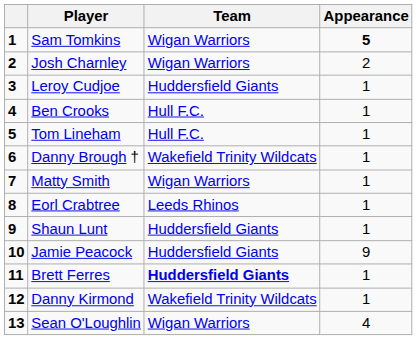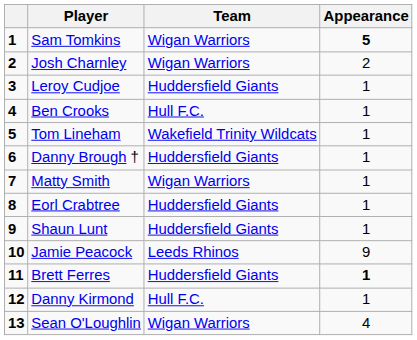(176, 134) Hull F.C. -> (232, 134) Wakefield Trinity Wildcats
(232, 157) Wakefield Trinity Wildcats -> (213, 157) Huddersfield Giants
(193, 205) Leeds Rhinos -> (213, 205) Huddersfield Giants
(213, 252) Huddersfield Giants -> (193, 252) Leeds Rhinos
(218, 275) bold -> (213, 275) normal
(366, 275) normal -> (366, 275) bold
(232, 299) Wakefield Trinity Wildcats -> (176, 299) Hull F.C.
